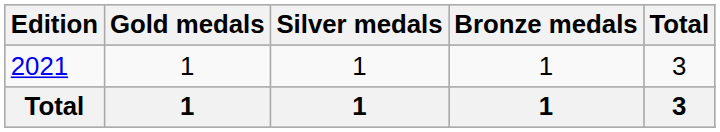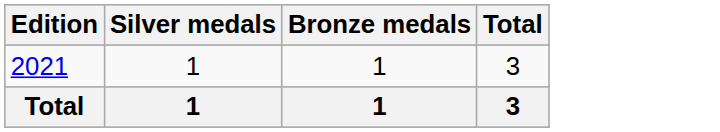- column: (187, 24)
